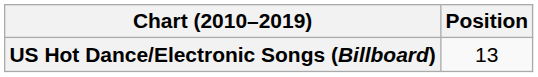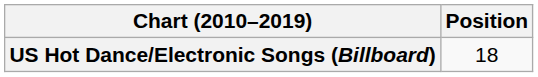(487, 54) 13 -> (487, 54) 18
